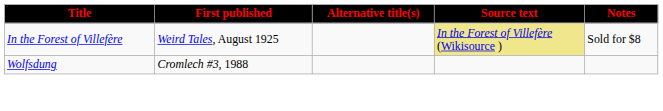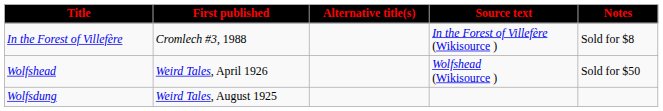(218, 39) Weird Tales, August 1925 -> (201, 39) Cromlech #3, 1988
(495, 39) khaki background -> (490, 39) no background
+ row: (32, 71)
(203, 64) Cromlech #3, 1988 -> (216, 96) Weird Tales, August 1925
